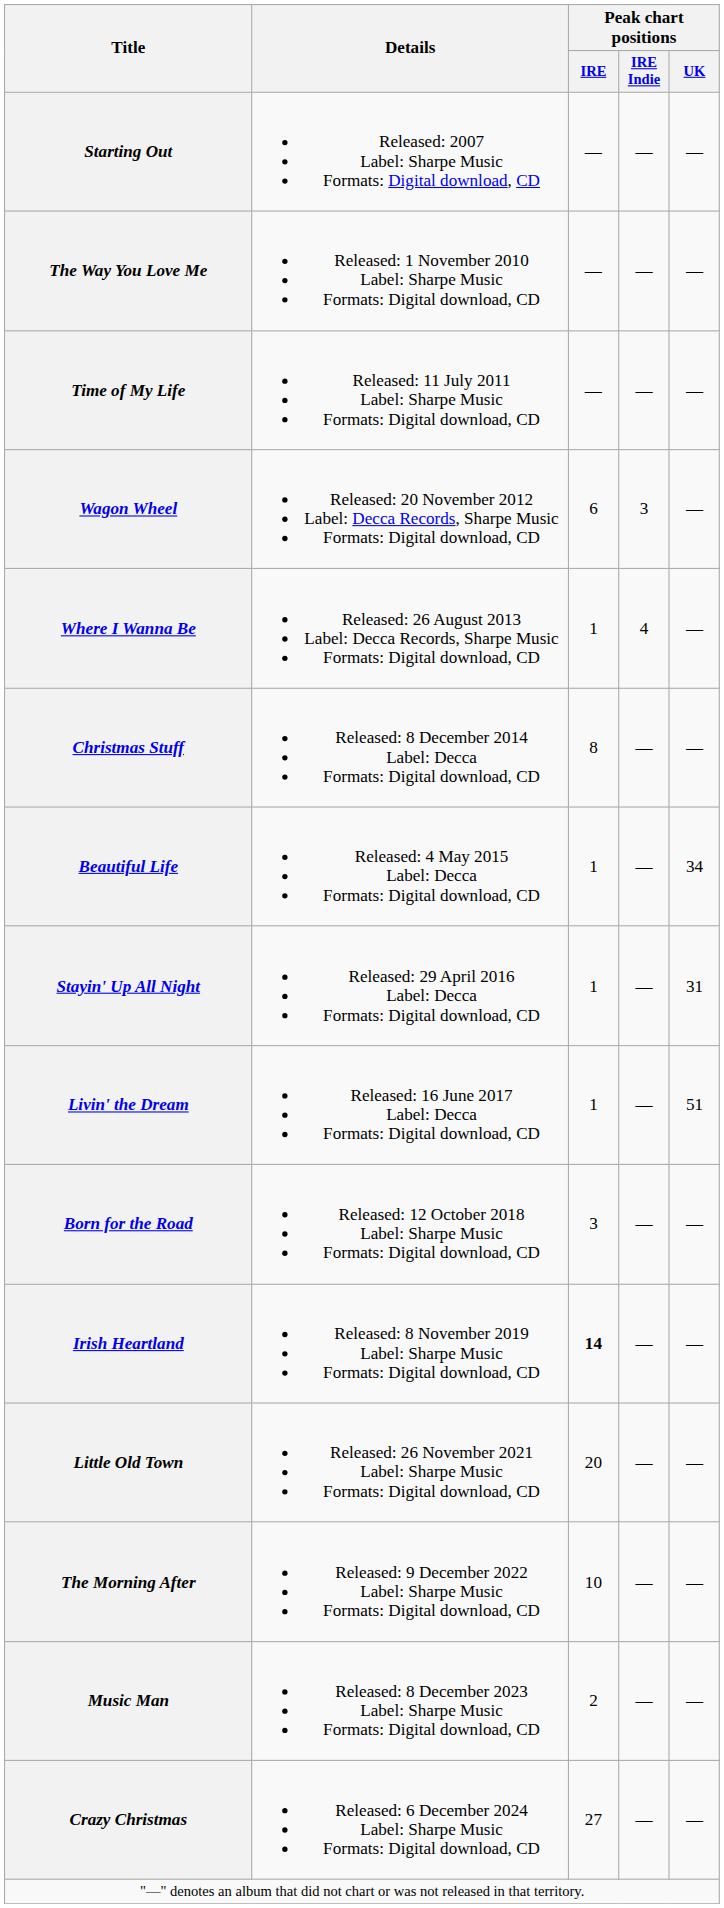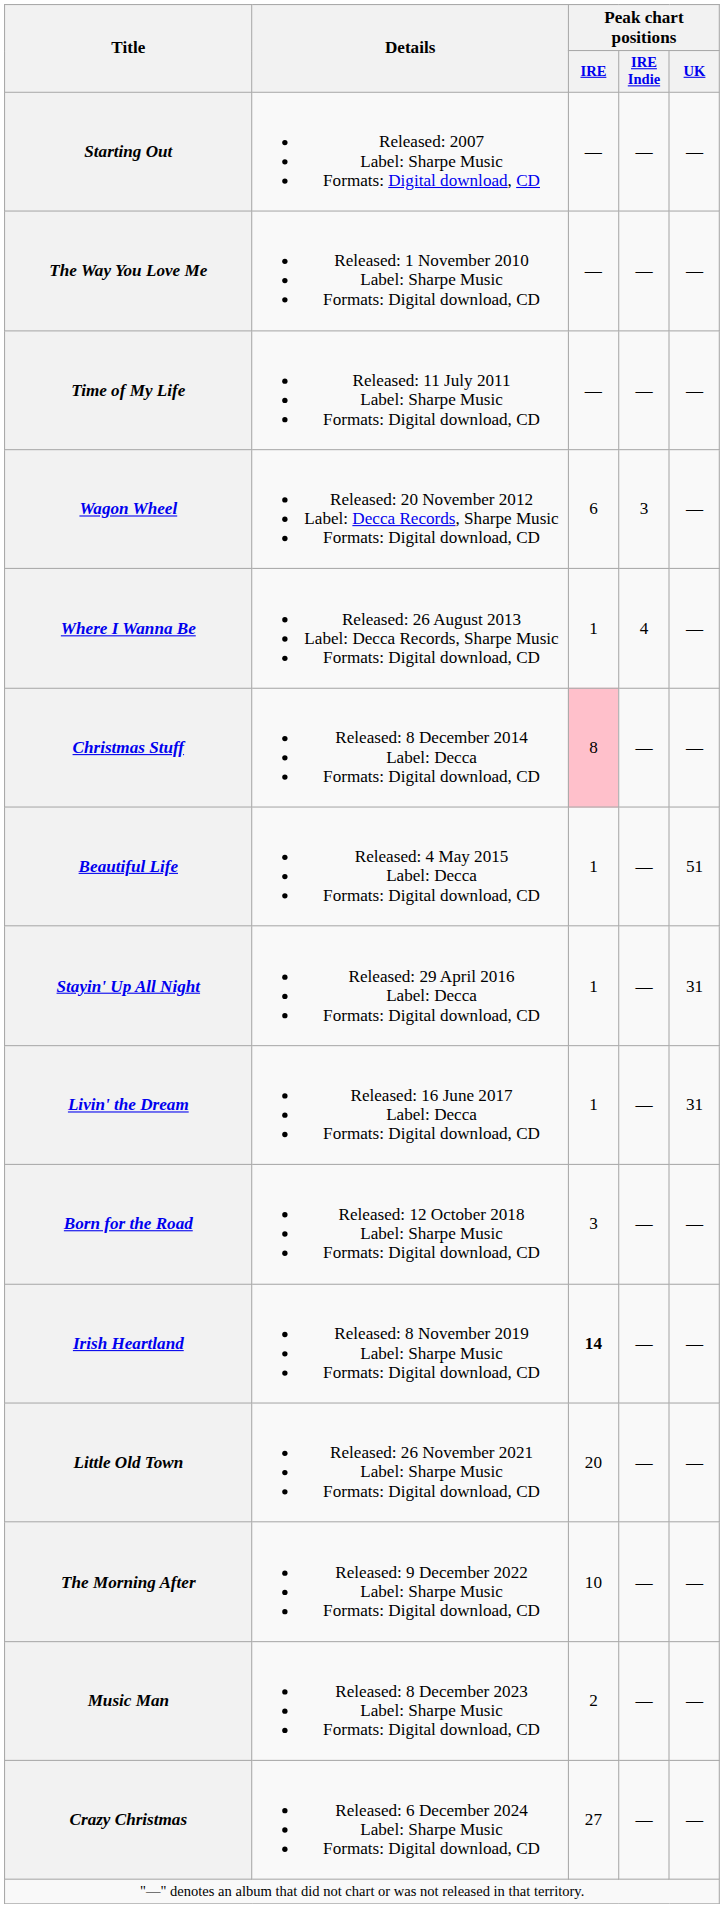(593, 747) no background -> (593, 747) pink background
(695, 866) 34 -> (695, 866) 51
(695, 1104) 51 -> (695, 1104) 31
